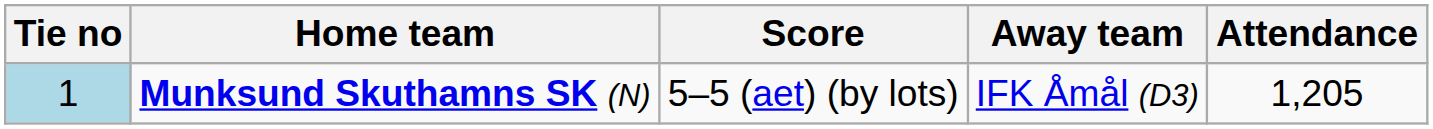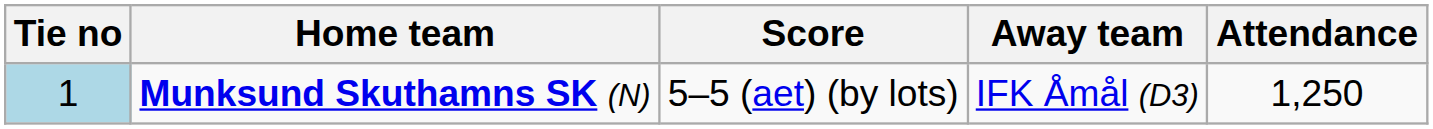(1317, 92) 1,205 -> (1317, 92) 1,250
